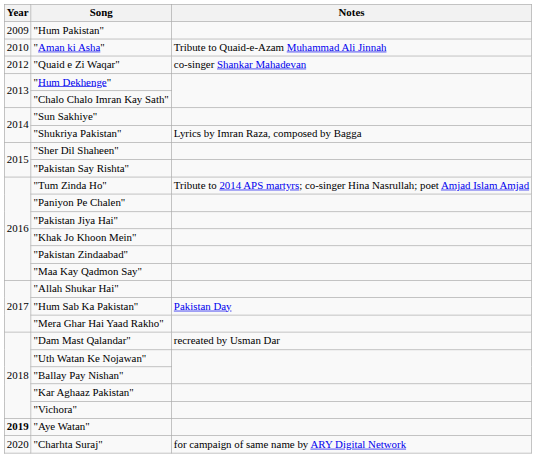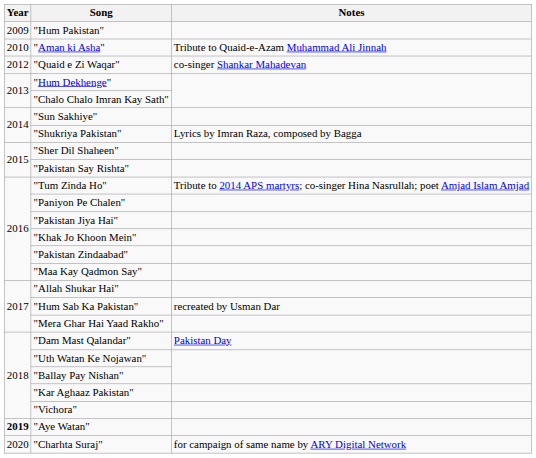(203, 306) Pakistan Day -> (227, 306) recreated by Usman Dar
(227, 340) recreated by Usman Dar -> (203, 340) Pakistan Day
